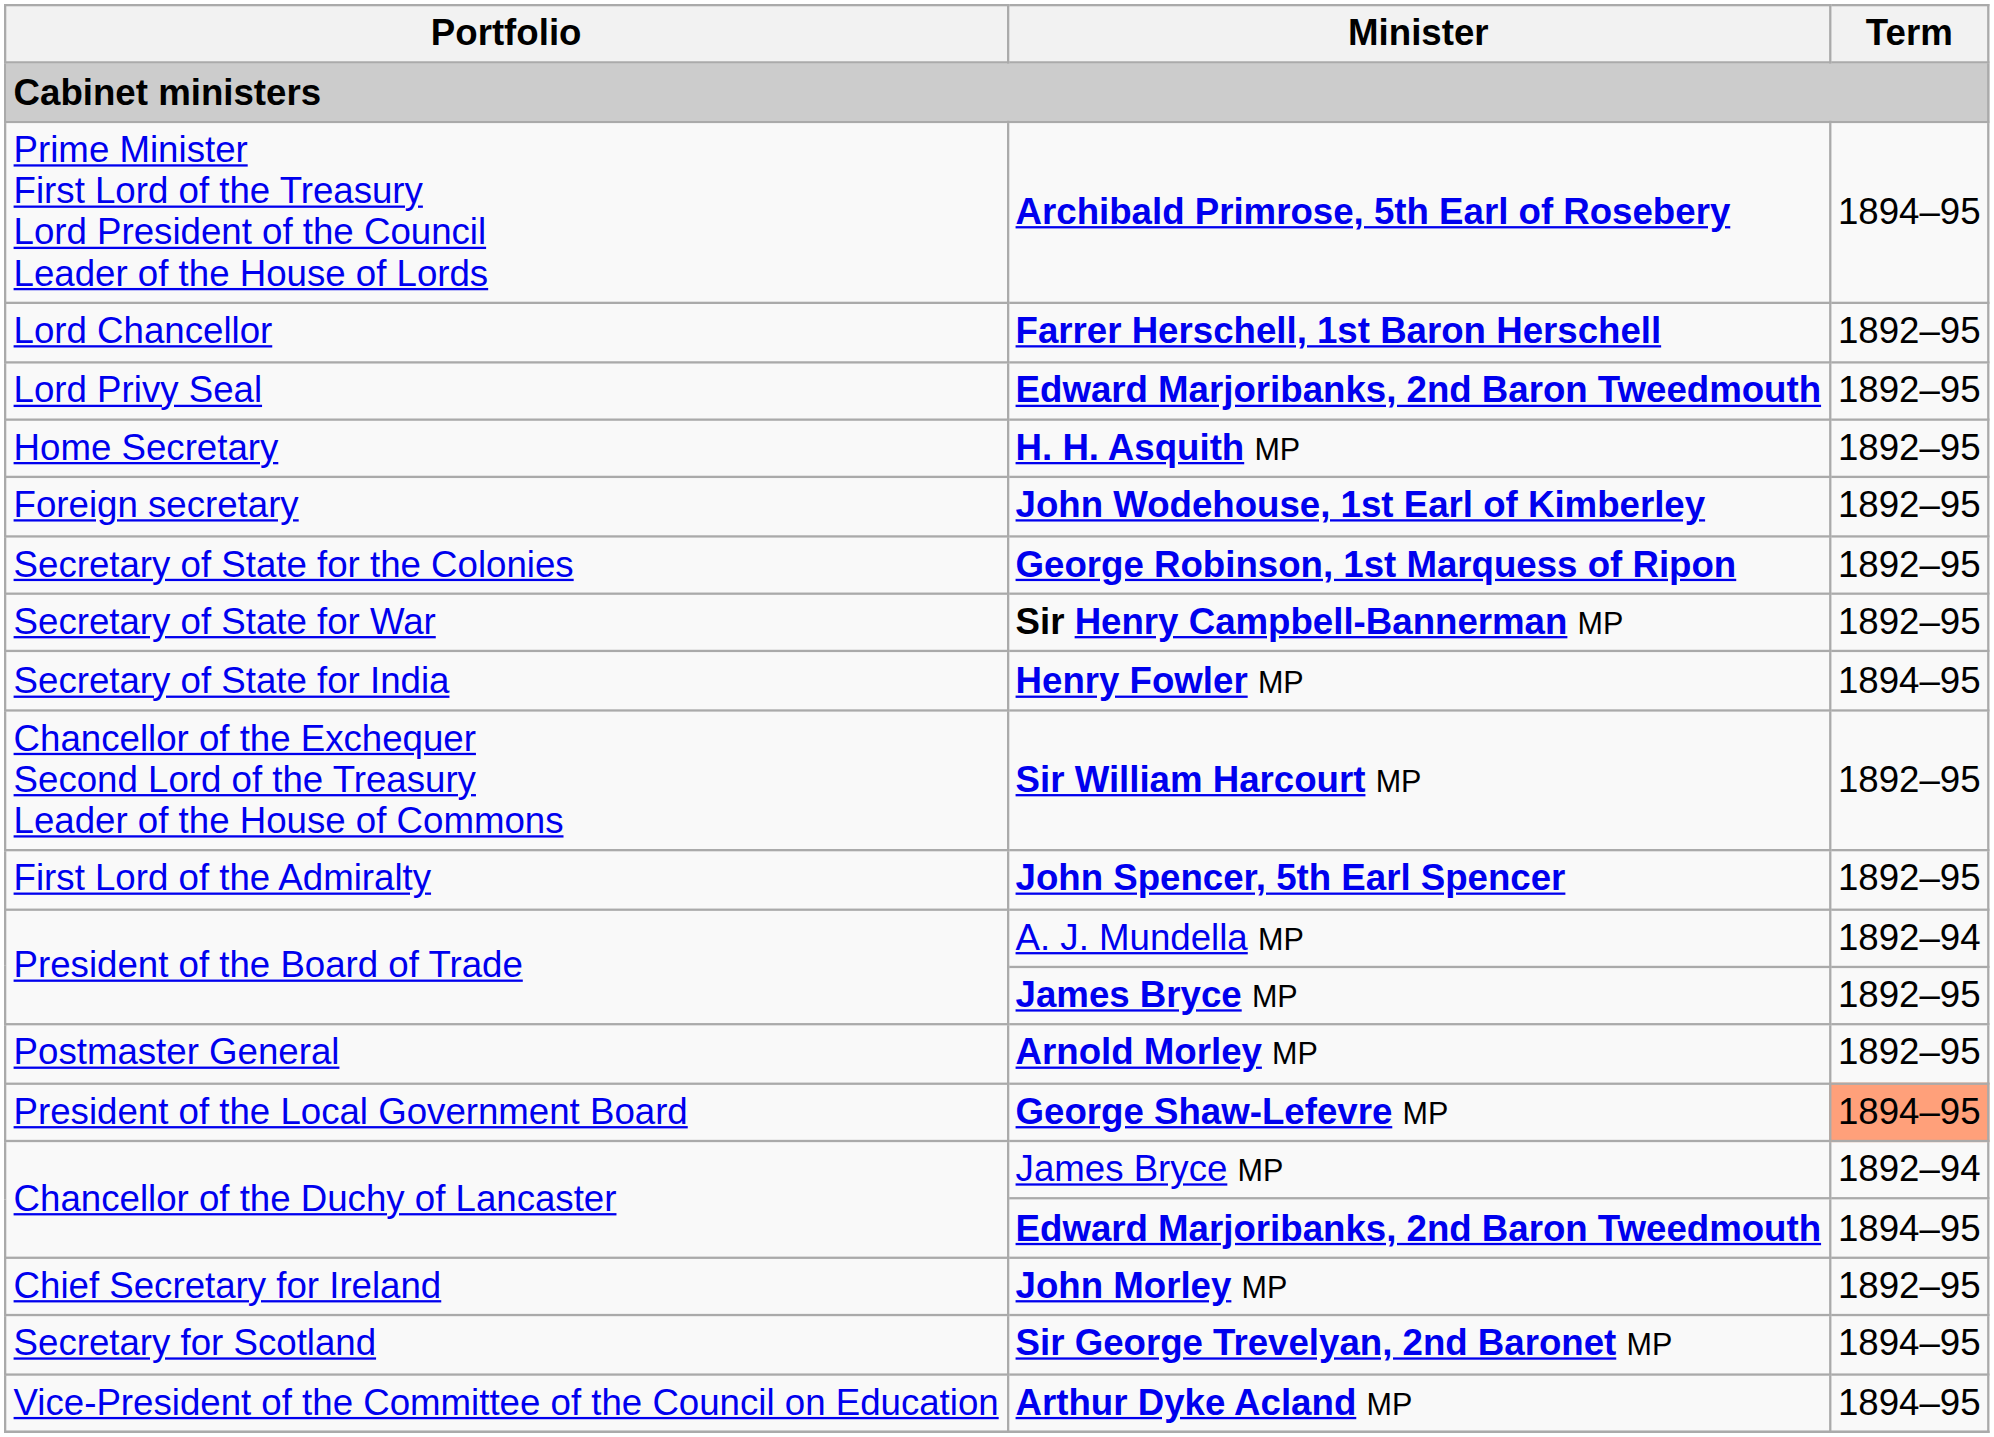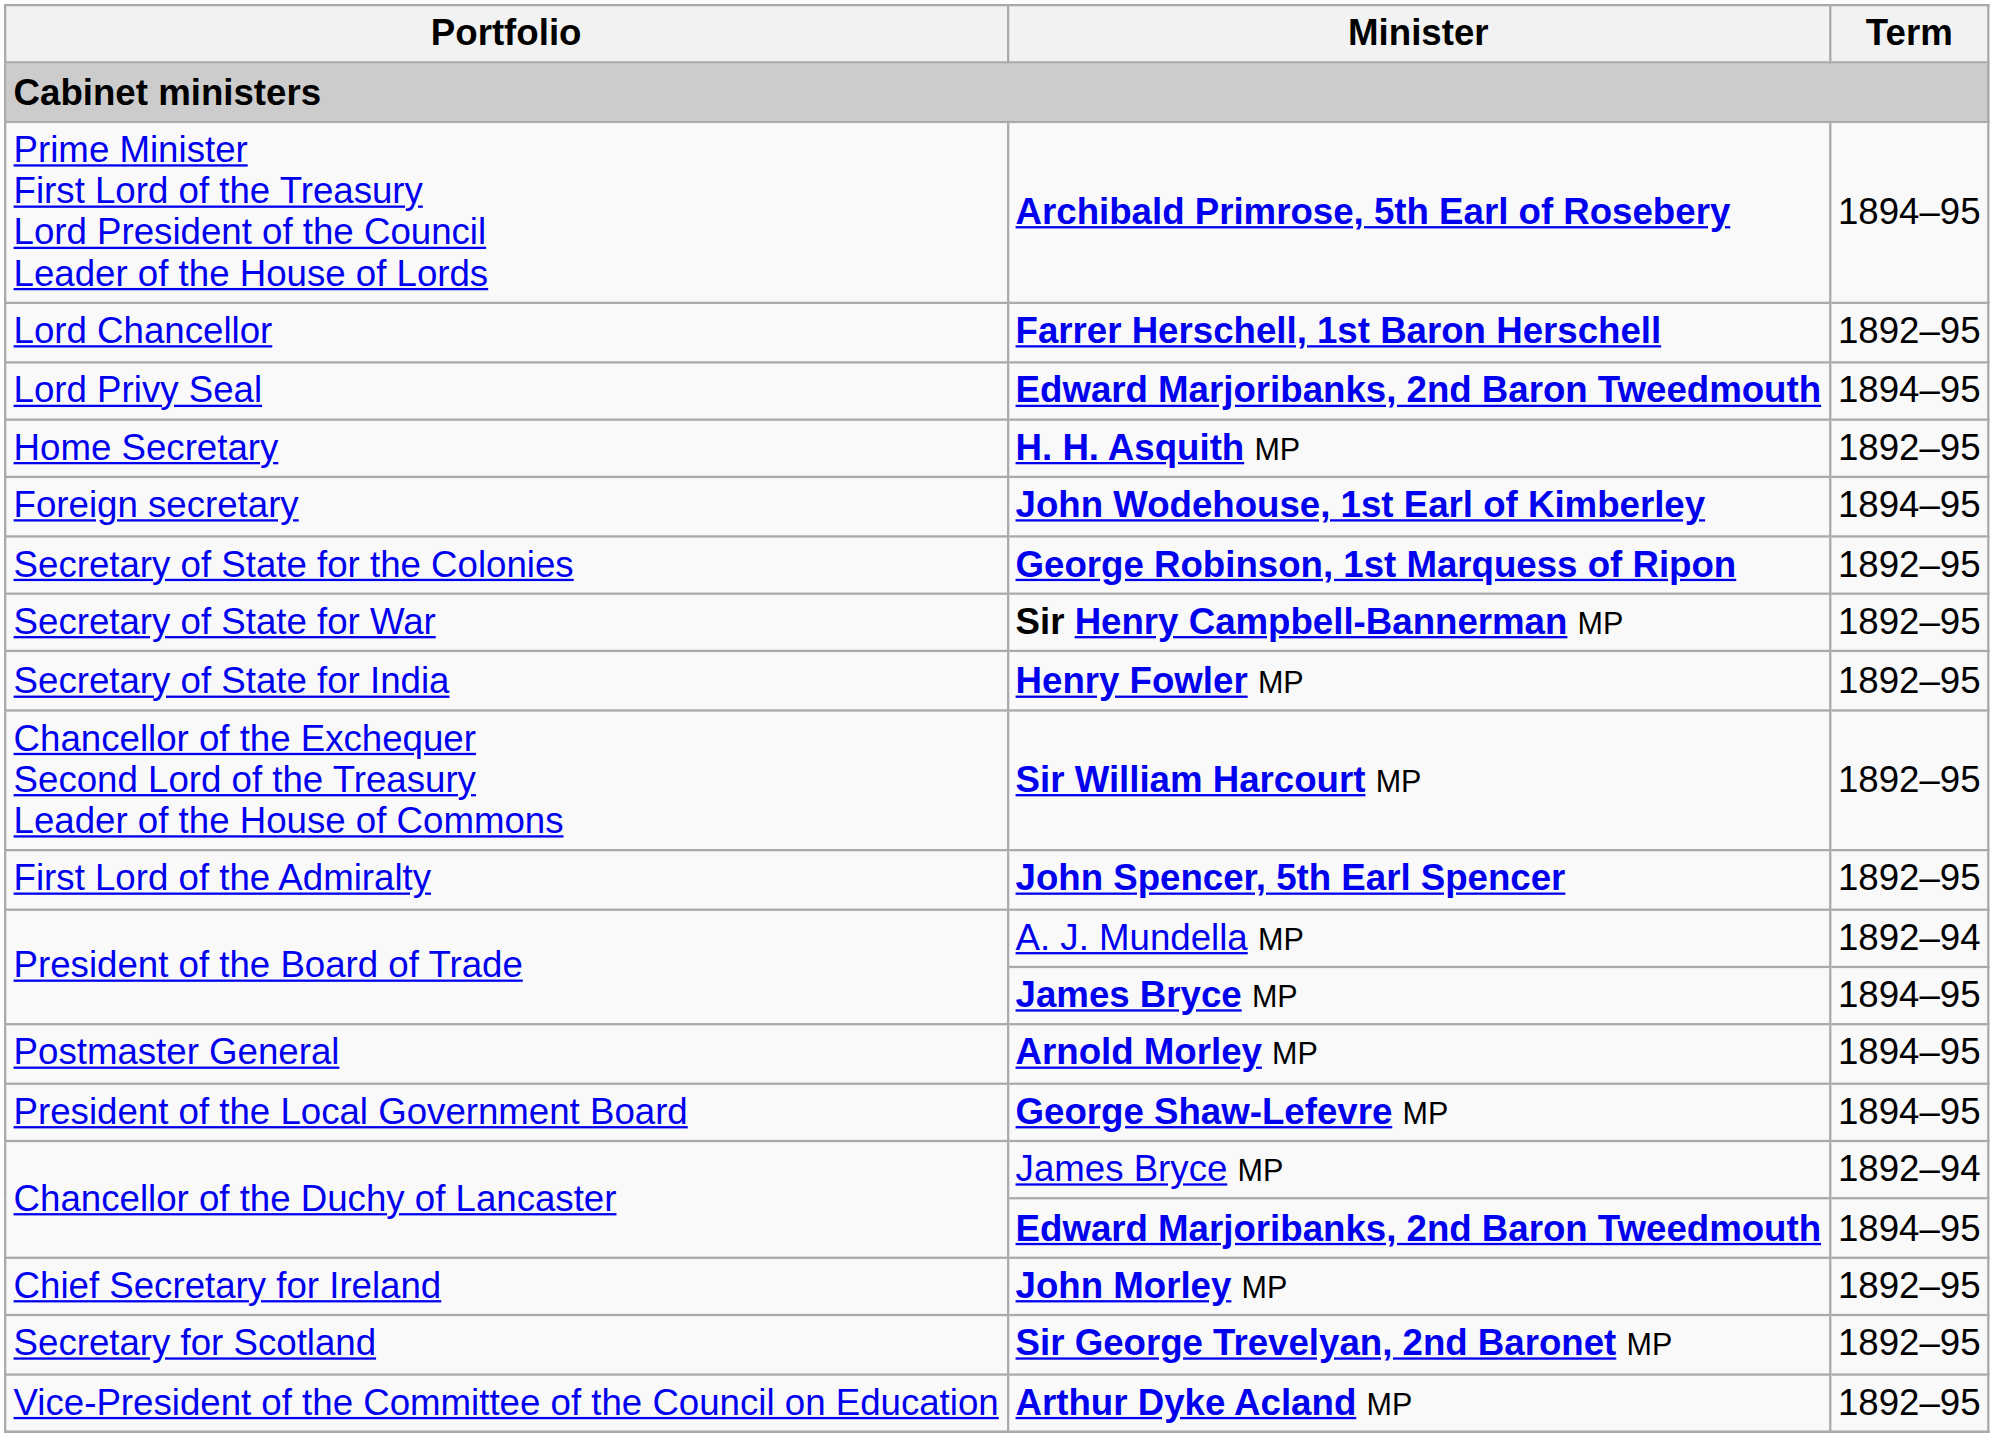(1909, 389) 1892–95 -> (1909, 389) 1894–95
(1909, 505) 1892–95 -> (1909, 505) 1894–95
(1909, 680) 1894–95 -> (1909, 680) 1892–95
(1909, 995) 1892–95 -> (1909, 995) 1894–95
(1909, 1053) 1892–95 -> (1909, 1053) 1894–95
(1909, 1111) lightsalmon background -> (1909, 1111) no background
(1909, 1343) 1894–95 -> (1909, 1343) 1892–95
(1909, 1401) 1894–95 -> (1909, 1401) 1892–95
